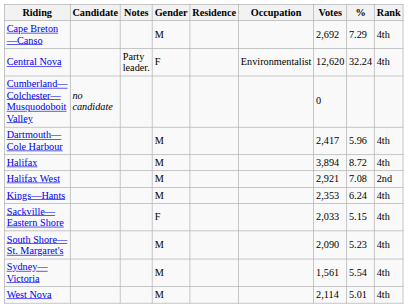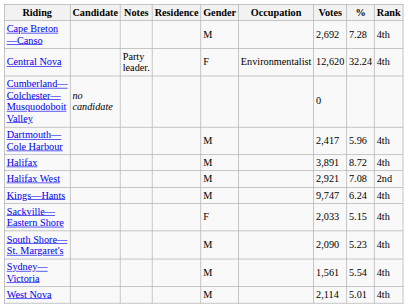columns swapped: (171, 12) <-> (214, 12)
(358, 34) 7.29 -> (358, 34) 7.28
(328, 162) 3,894 -> (328, 162) 3,891
(328, 195) 2,353 -> (328, 195) 9,747
